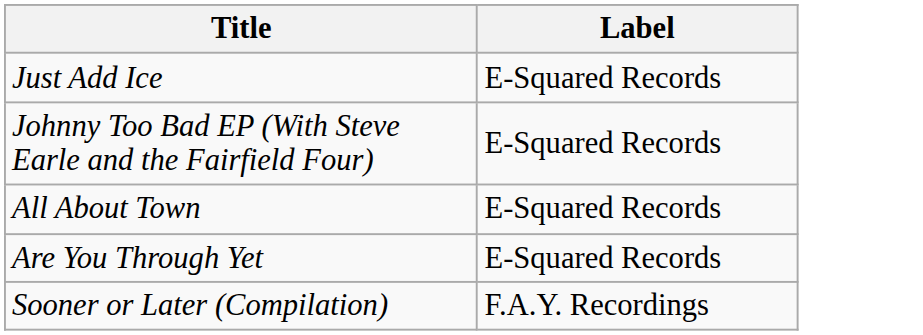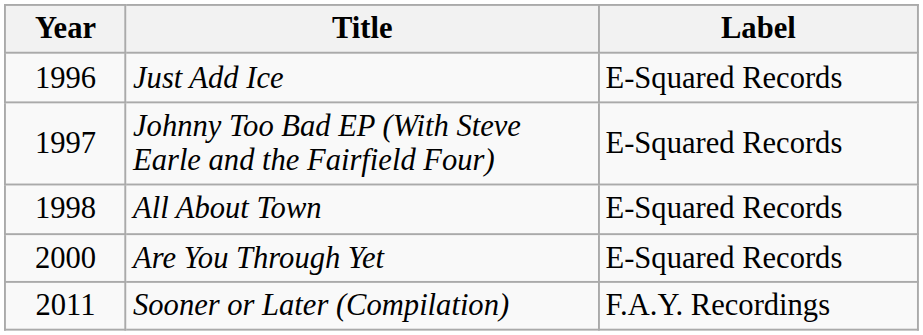+ column: (65, 28)
